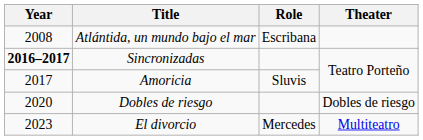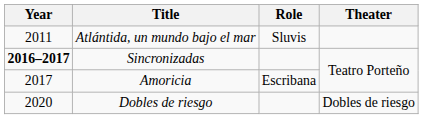(39, 37) 2008 -> (39, 37) 2011
(289, 37) Escribana -> (289, 37) Sluvis
(289, 80) Sluvis -> (289, 80) Escribana
- row: (166, 124)
